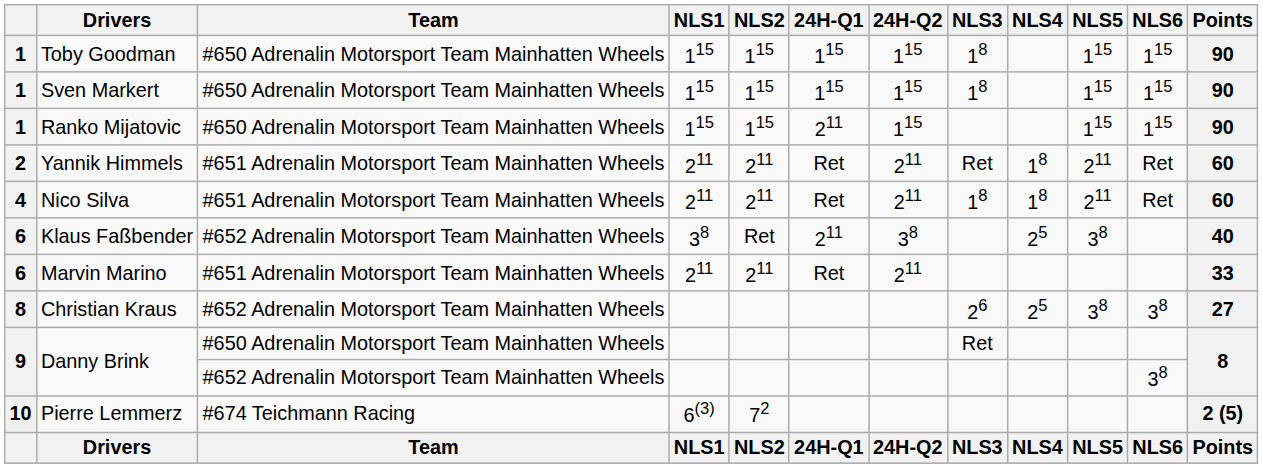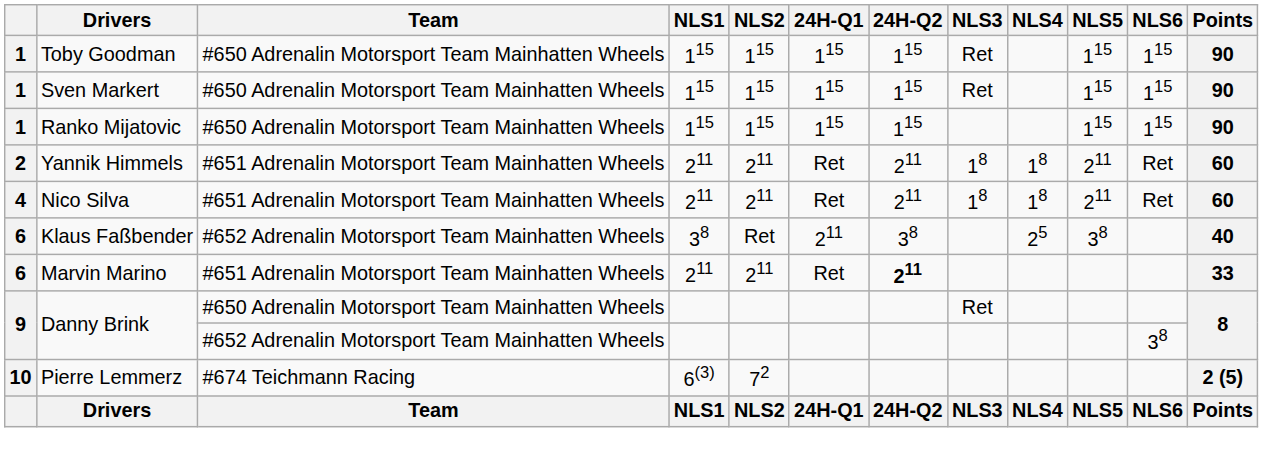(977, 54) 18 -> (977, 54) Ret
(977, 90) 18 -> (977, 90) Ret
(829, 127) 211 -> (829, 127) 115
(977, 163) Ret -> (977, 163) 18
(908, 273) normal -> (908, 273) bold
- row: (109, 309)
